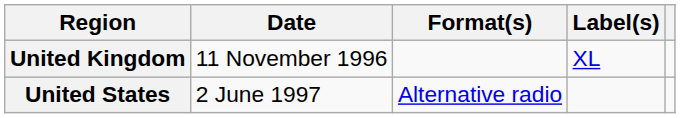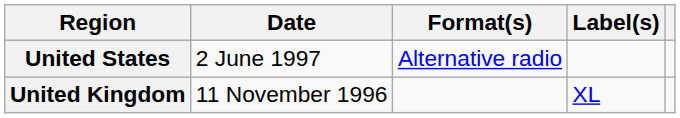rows swapped: (98, 58) <-> (98, 94)
